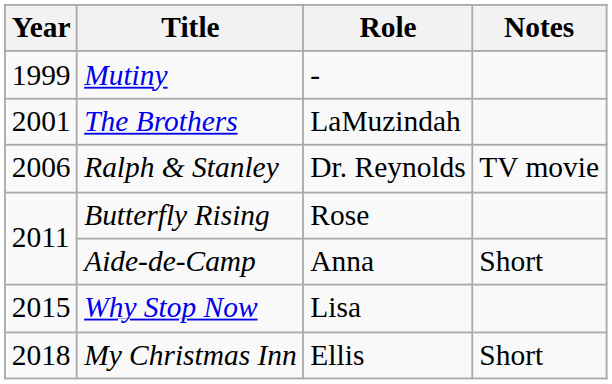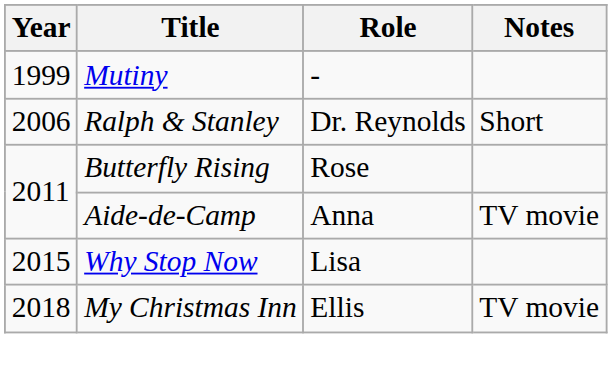- row: (161, 121)
(539, 167) TV movie -> (511, 121) Short
(511, 261) Short -> (539, 214) TV movie
(511, 354) Short -> (539, 307) TV movie
